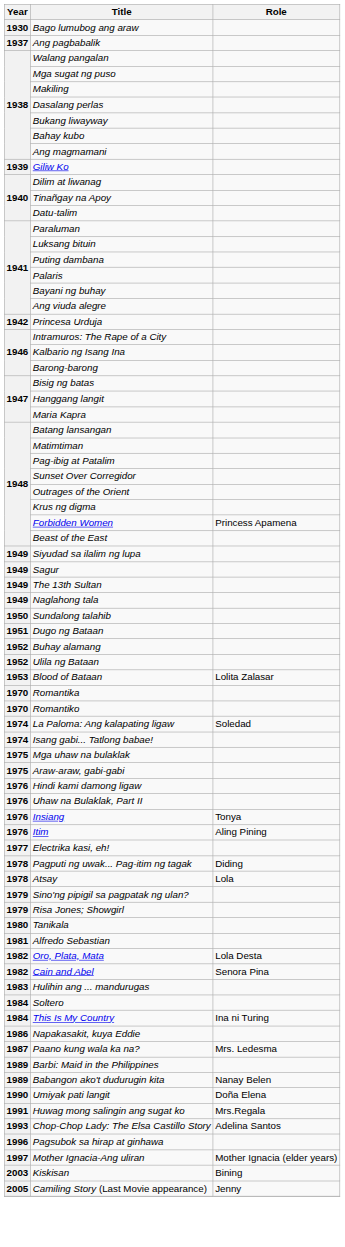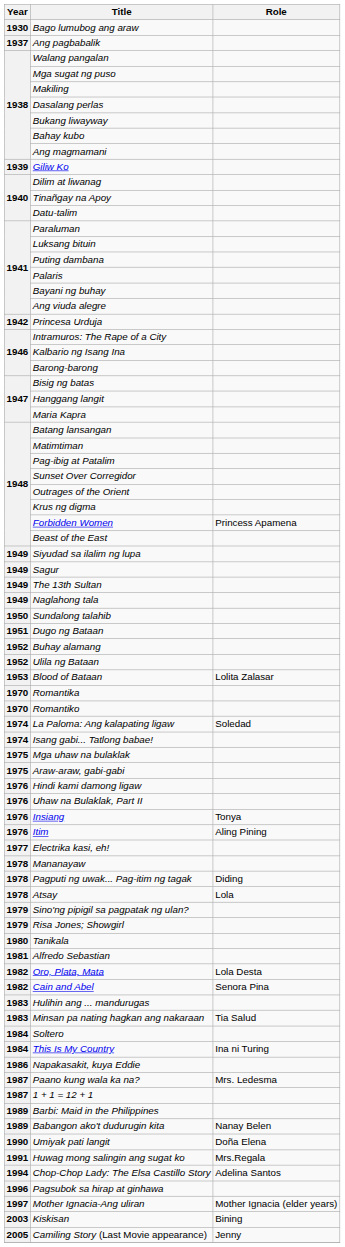+ row: (59, 863)
+ row: (119, 1018)
+ row: (63, 1095)
(17, 1126) 1993 -> (17, 1173) 1994
